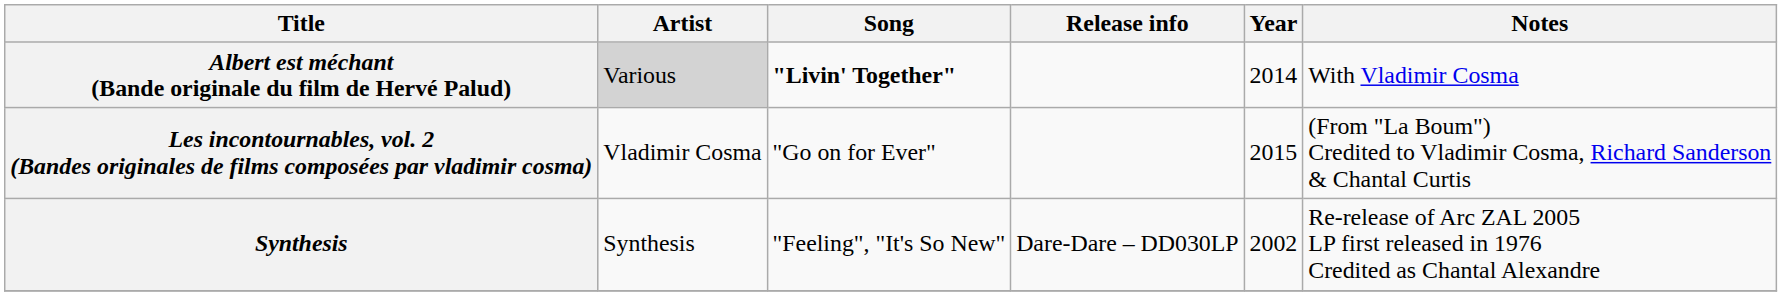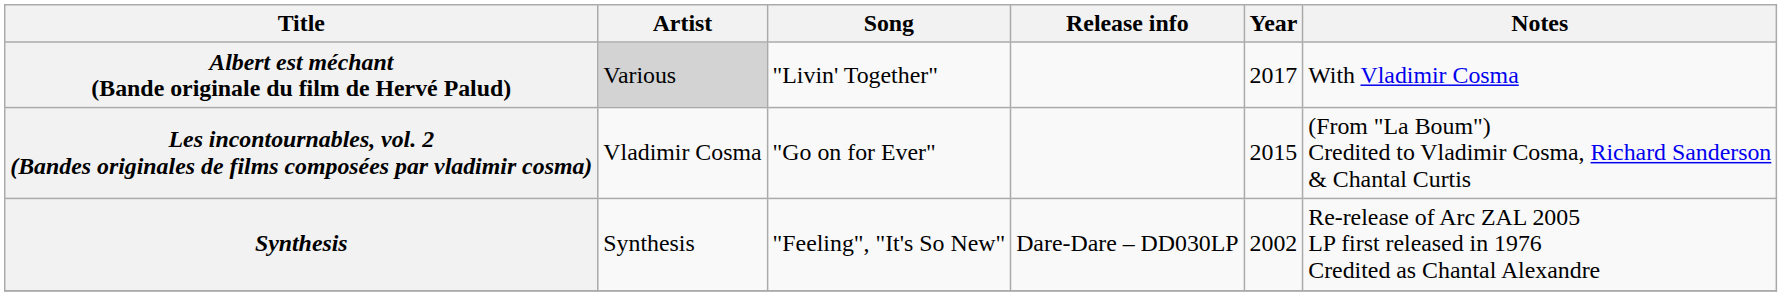(864, 74) bold -> (855, 74) normal
(1273, 74) 2014 -> (1273, 74) 2017
